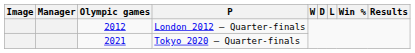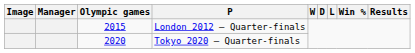(115, 26) 2012 -> (115, 26) 2015
(115, 41) 2021 -> (115, 41) 2020
